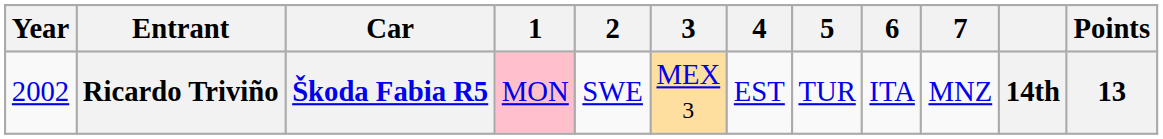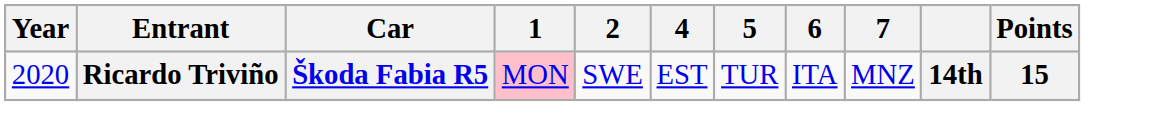- column: (688, 27)
(41, 91) 2002 -> (41, 75) 2020
(1112, 91) 13 -> (1034, 75) 15
